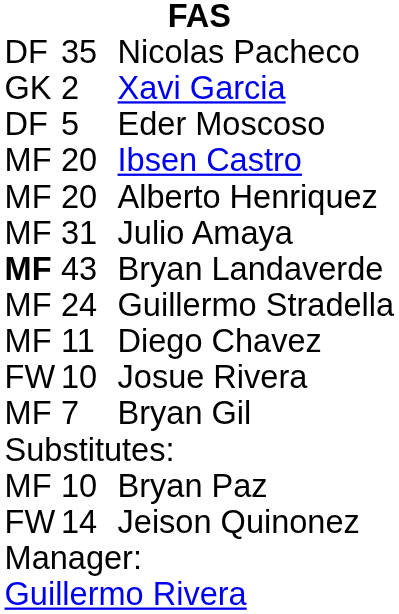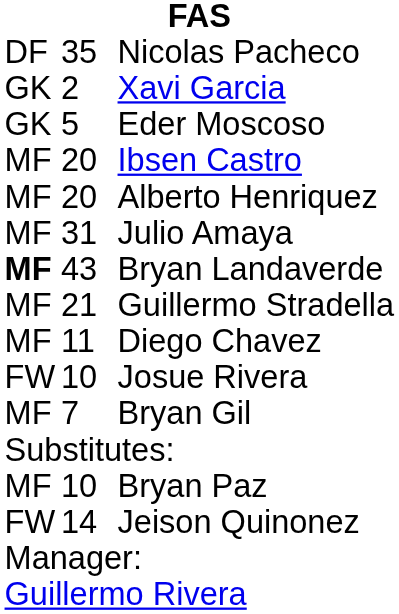(26, 123) DF -> (28, 123) GK
(79, 304) 24 -> (79, 304) 21
